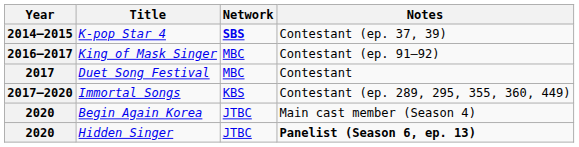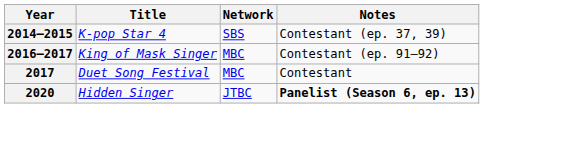(234, 34) bold -> (234, 34) normal
- row: (130, 93)
- row: (140, 113)
